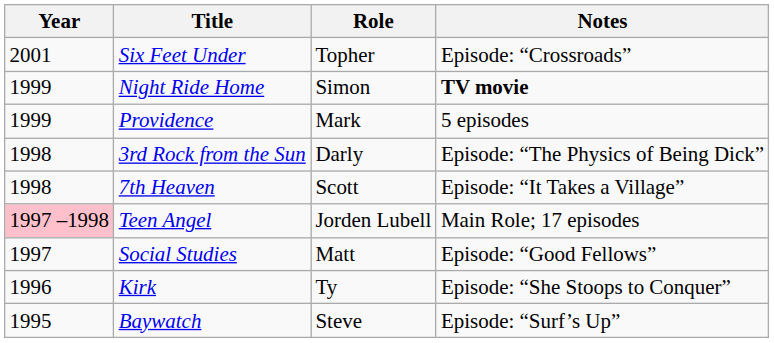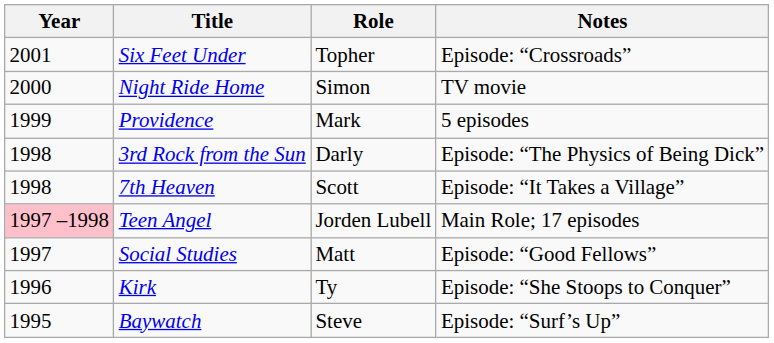(30, 87) 1999 -> (30, 87) 2000
(485, 87) bold -> (484, 87) normal
